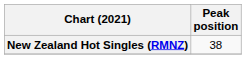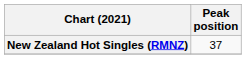(216, 44) 38 -> (216, 44) 37
